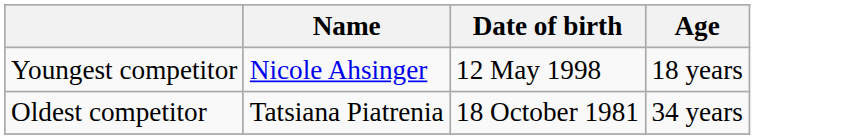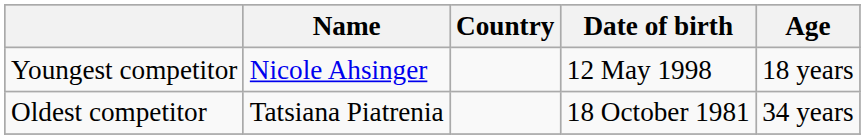+ column: (505, 26)
